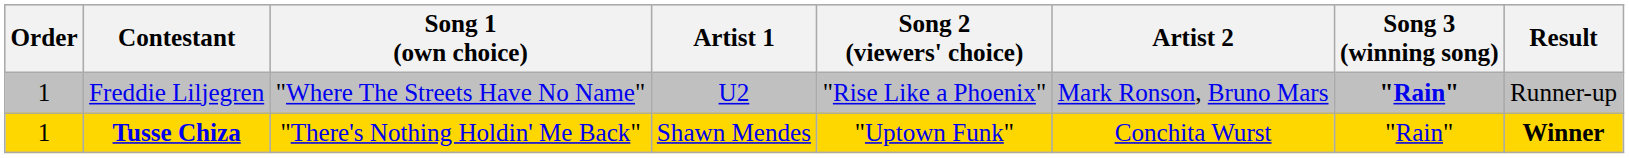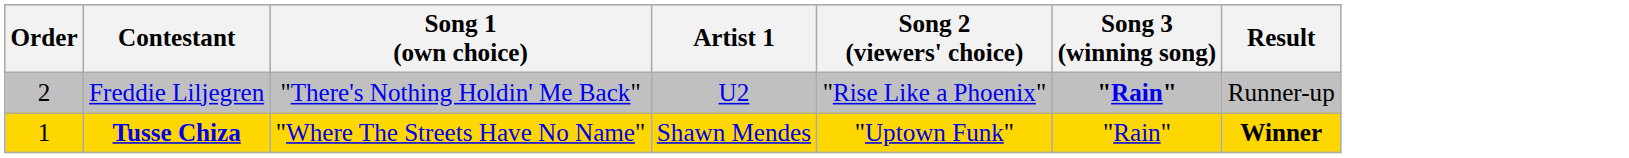- column: (1193, 38)
(44, 92) 1 -> (44, 92) 2
(461, 92) "Where The Streets Have No Name" -> (461, 92) "There's Nothing Holdin' Me Back"
(461, 132) "There's Nothing Holdin' Me Back" -> (461, 132) "Where The Streets Have No Name"
